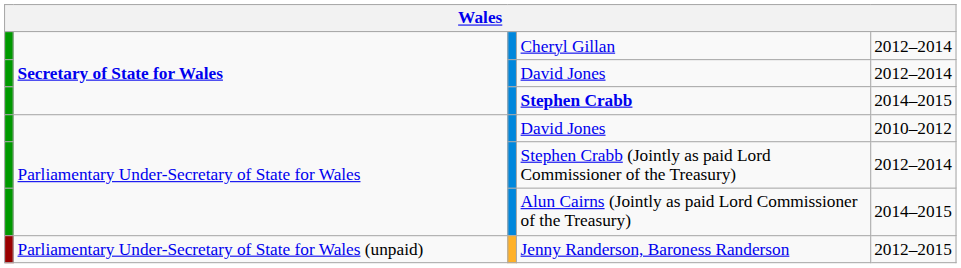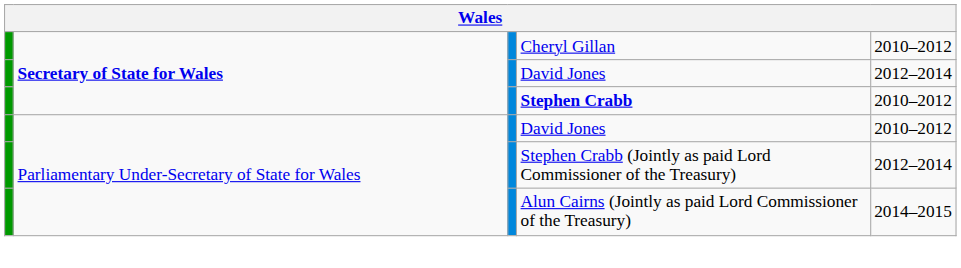(913, 45) 2012–2014 -> (913, 45) 2010–2012
(913, 100) 2014–2015 -> (913, 100) 2010–2012
- row: (220, 248)
